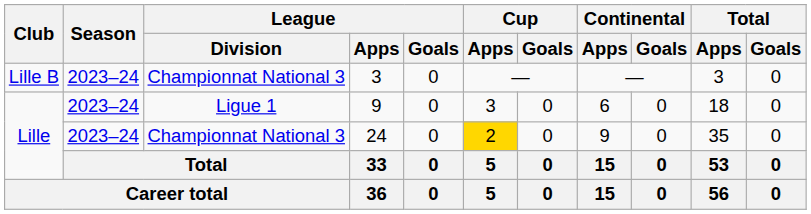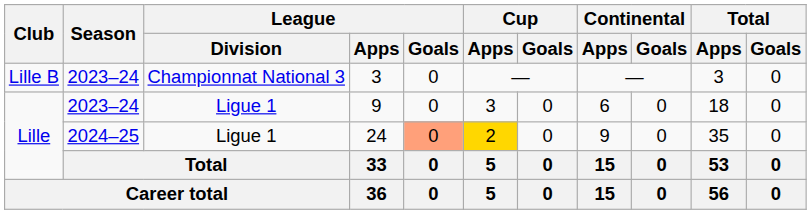(103, 135) 2023–24 -> (103, 135) 2024–25
(246, 135) Championnat National 3 -> (246, 135) Ligue 1
(433, 135) no background -> (433, 135) lightsalmon background
